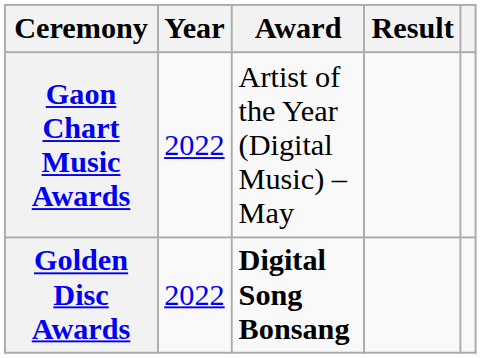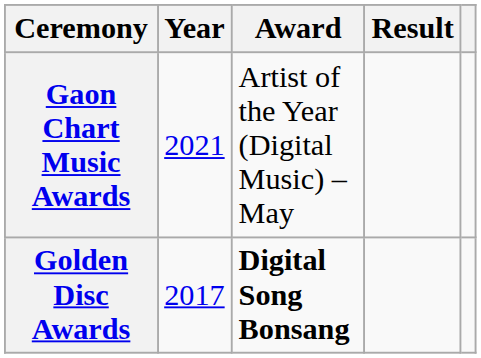(194, 144) 2022 -> (194, 144) 2021
(194, 294) 2022 -> (194, 294) 2017
